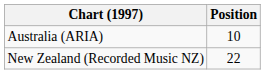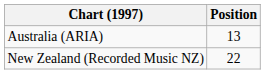(234, 36) 10 -> (234, 36) 13
